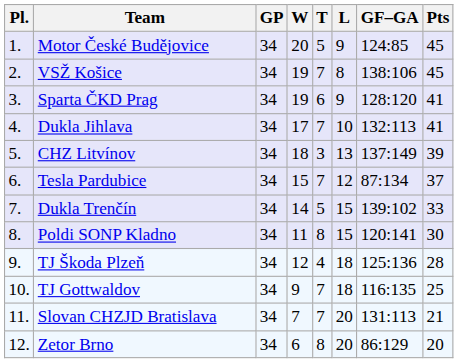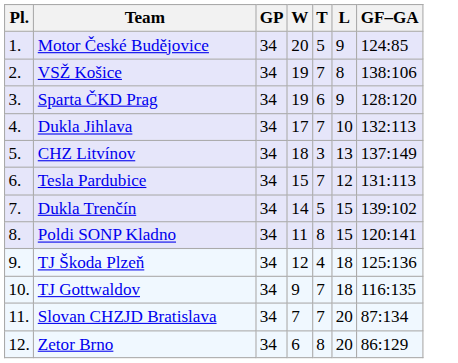- column: (438, 18)
(384, 180) 87:134 -> (388, 180) 131:113
(388, 316) 131:113 -> (384, 316) 87:134
